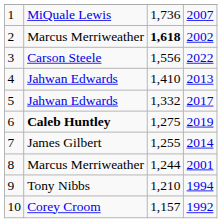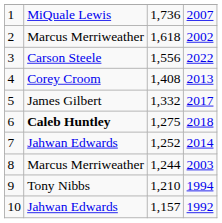(165, 36) bold -> (165, 36) normal
(72, 79) Jahwan Edwards -> (64, 79) Corey Croom
(165, 79) 1,410 -> (165, 79) 1,408
(72, 100) Jahwan Edwards -> (64, 100) James Gilbert
(200, 121) 2019 -> (200, 121) 2018
(64, 143) James Gilbert -> (72, 143) Jahwan Edwards
(165, 143) 1,255 -> (165, 143) 1,252
(200, 164) 2001 -> (200, 164) 2003
(64, 206) Corey Croom -> (72, 206) Jahwan Edwards
